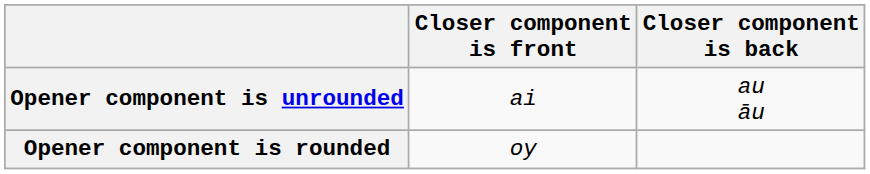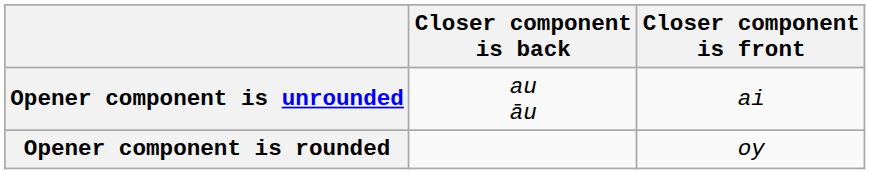columns swapped: (523, 36) <-> (751, 36)
